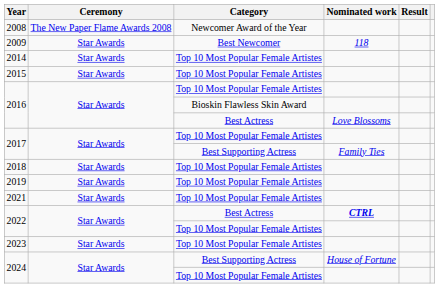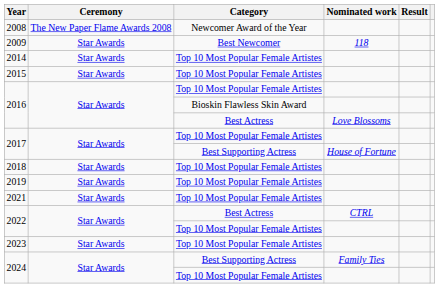(362, 151) Family Ties -> (362, 151) House of Fortune
(362, 213) bold -> (362, 213) normal
(362, 259) House of Fortune -> (362, 259) Family Ties
